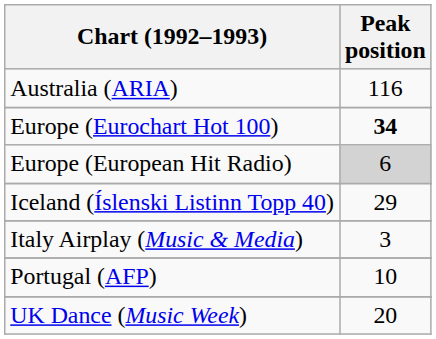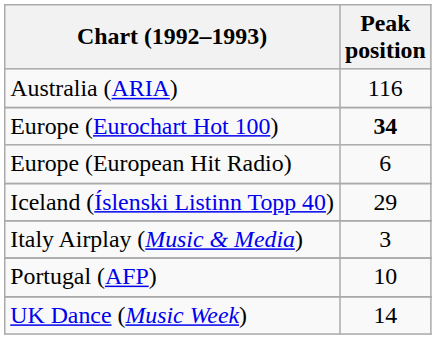(385, 163) lightgrey background -> (385, 163) no background
(385, 314) 20 -> (385, 314) 14
